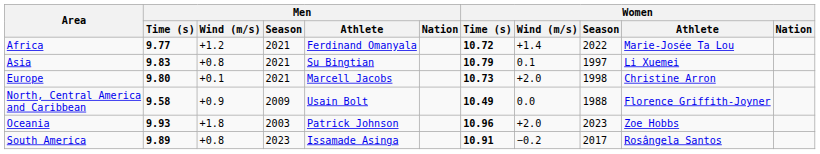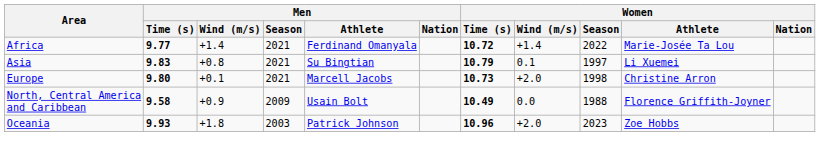(212, 46) +1.2 -> (212, 46) +1.4
- row: (46, 140)
